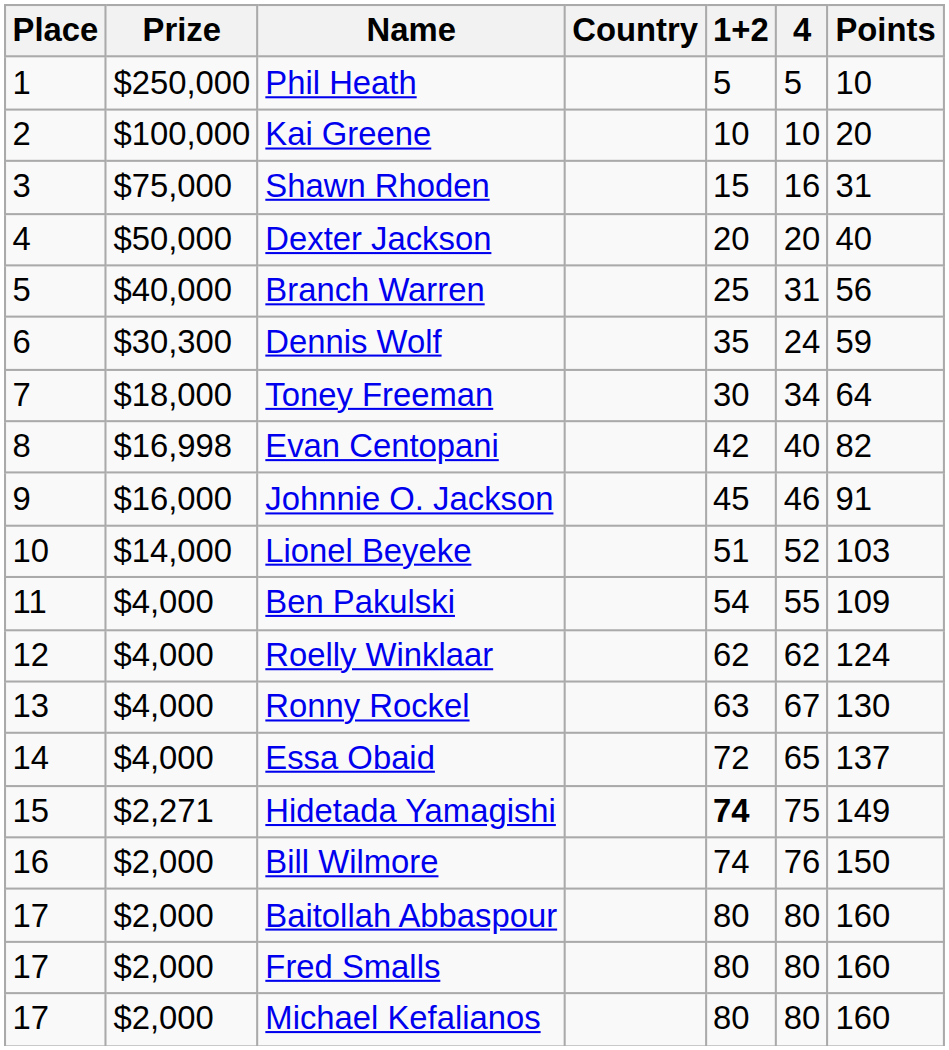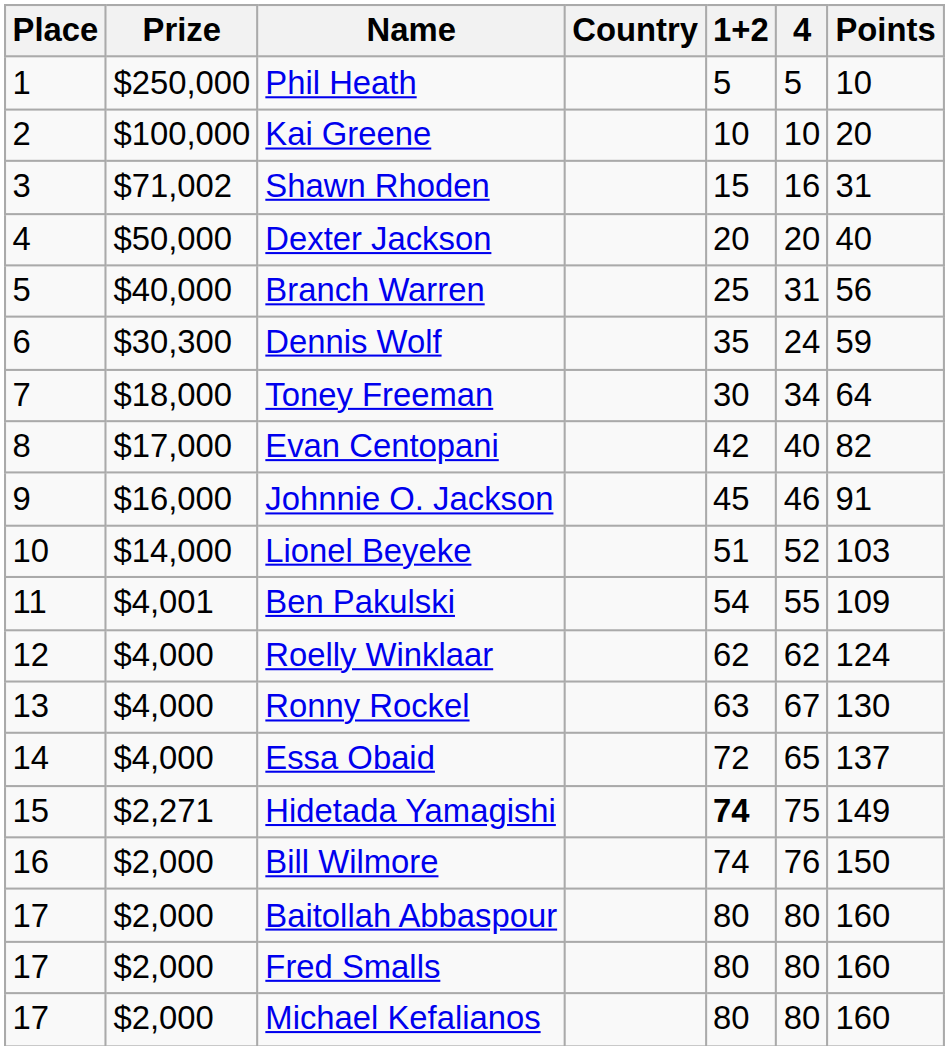(173, 186) $75,000 -> (173, 186) $71,002
(173, 446) $16,998 -> (173, 446) $17,000
(164, 602) $4,000 -> (164, 602) $4,001
